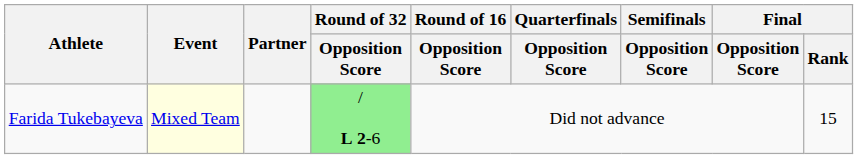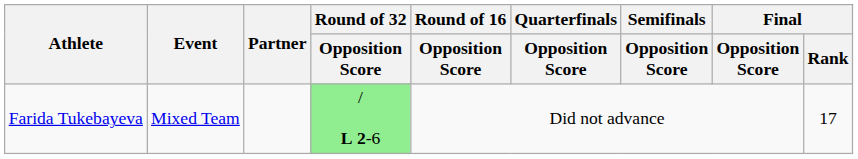(195, 118) lightyellow background -> (195, 118) no background
(828, 118) 15 -> (828, 118) 17
